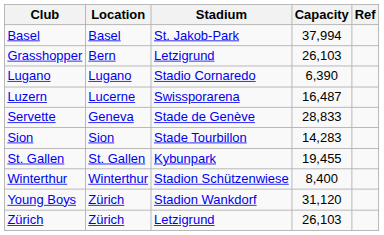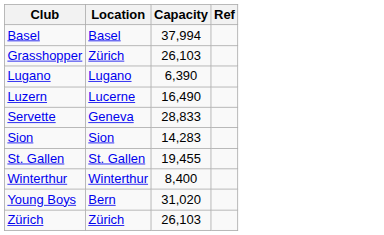- column: (221, 14)
(102, 55) Bern -> (106, 55) Zürich
(322, 96) 16,487 -> (181, 96) 16,490
(106, 199) Zürich -> (102, 199) Bern
(322, 199) 31,120 -> (181, 199) 31,020
